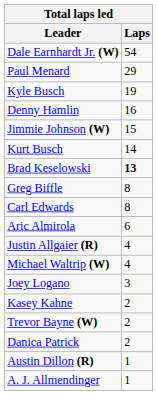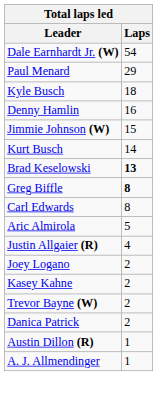(130, 91) 19 -> (130, 91) 18
(127, 187) normal -> (127, 187) bold
(127, 226) 6 -> (127, 226) 5
- row: (58, 264)
(127, 284) 3 -> (127, 264) 2
